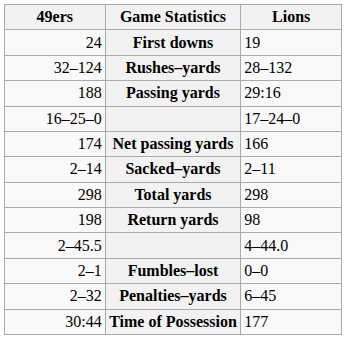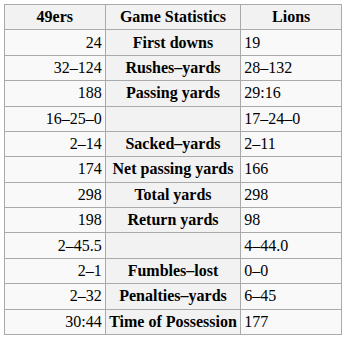rows swapped: (86, 169) <-> (90, 144)
